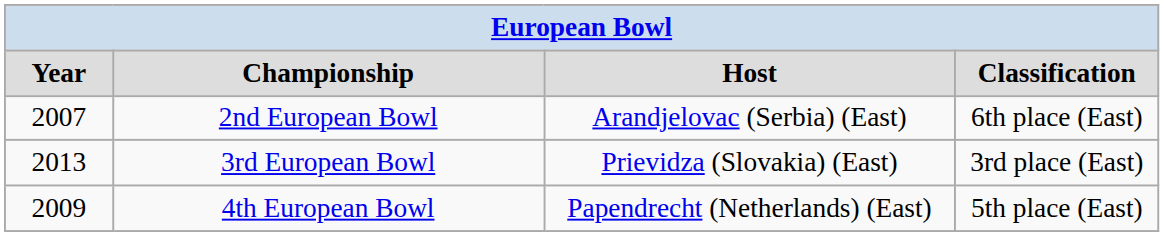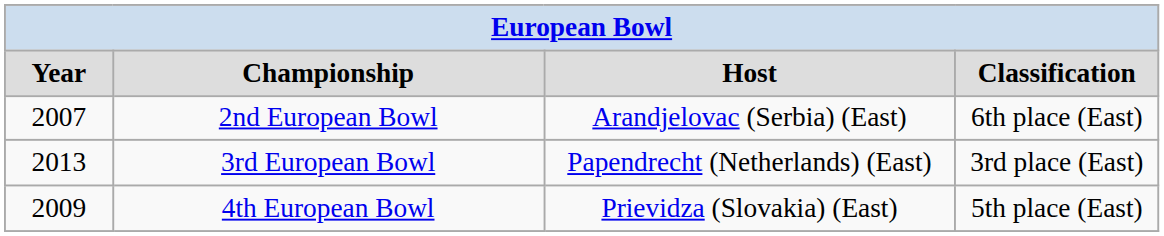(750, 162) Prievidza (Slovakia) (East) -> (749, 162) Papendrecht (Netherlands) (East)
(749, 207) Papendrecht (Netherlands) (East) -> (750, 207) Prievidza (Slovakia) (East)
